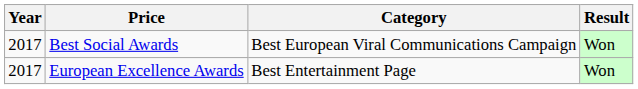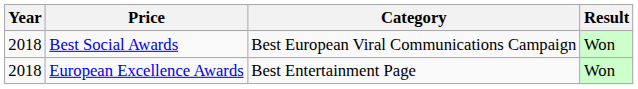(25, 44) 2017 -> (25, 44) 2018
(25, 70) 2017 -> (25, 70) 2018
